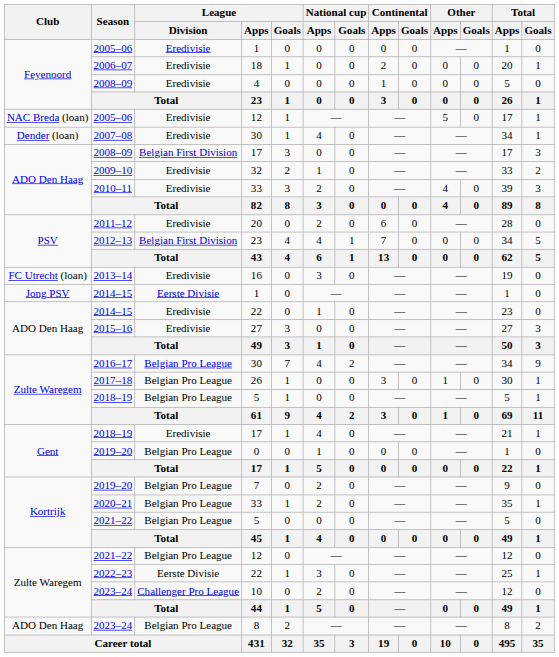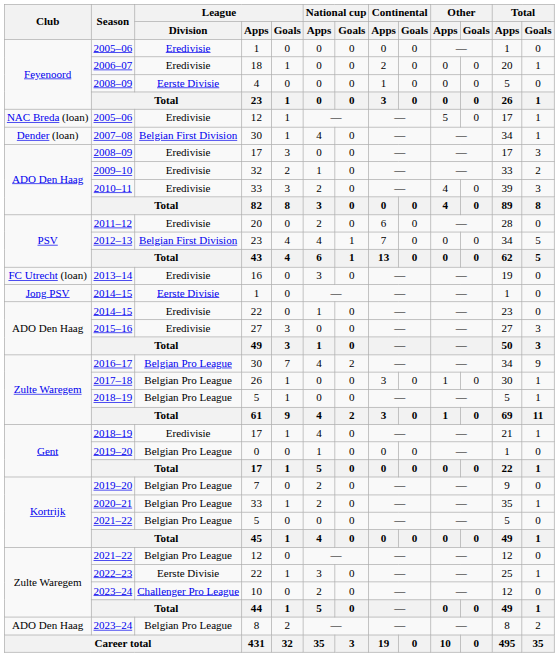(188, 83) Eredivisie -> (188, 83) Eerste Divisie
(188, 135) Eredivisie -> (188, 135) Belgian First Division
(188, 153) Belgian First Division -> (188, 153) Eredivisie
